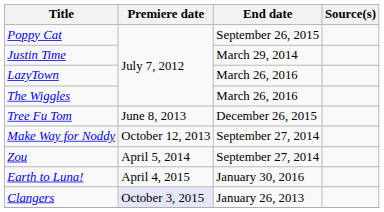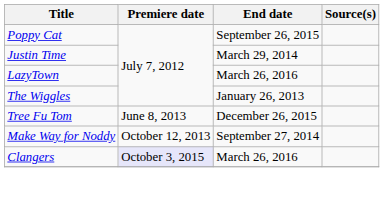(257, 95) March 26, 2016 -> (260, 95) January 26, 2013
- row: (17, 156)
- row: (45, 177)
(260, 197) January 26, 2013 -> (257, 156) March 26, 2016
